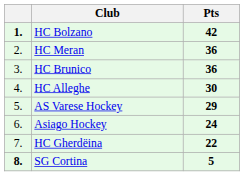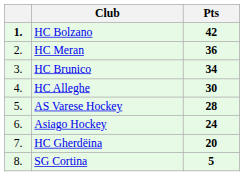(211, 69) 36 -> (211, 69) 34
(211, 106) 29 -> (211, 106) 28
(211, 143) 22 -> (211, 143) 20
(18, 161) bold -> (18, 161) normal
